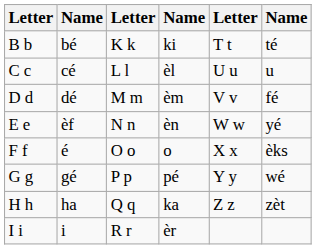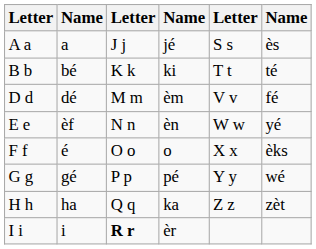+ row: (20, 44)
- row: (20, 71)
(121, 230) normal -> (123, 230) bold
